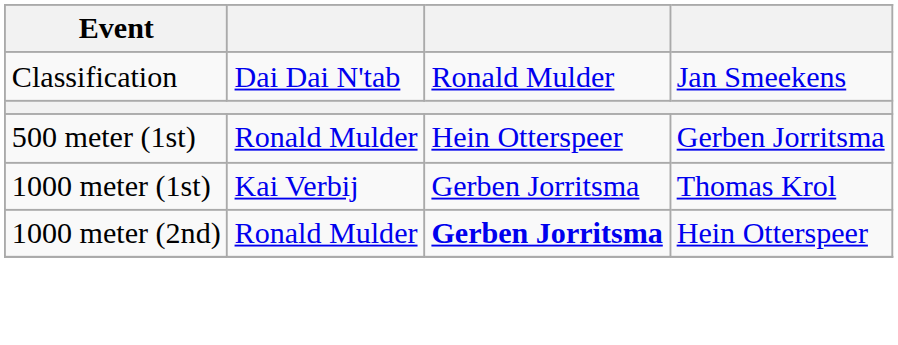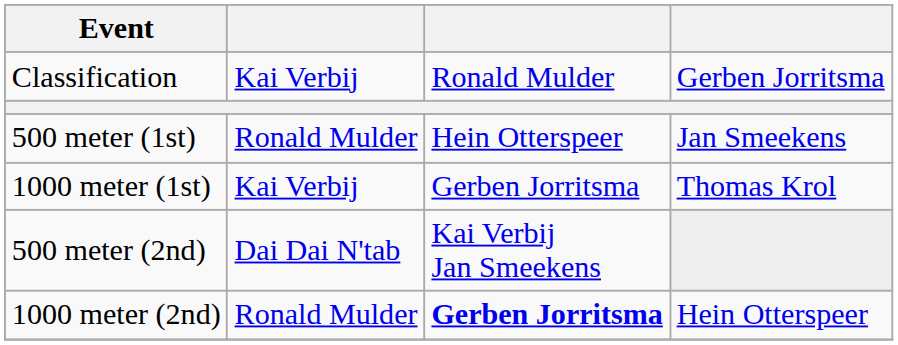(317, 76) Dai Dai N'tab -> (297, 76) Kai Verbij
(761, 76) Jan Smeekens -> (781, 76) Gerben Jorritsma
(781, 137) Gerben Jorritsma -> (761, 137) Jan Smeekens
+ row: (109, 249)
